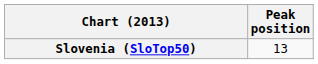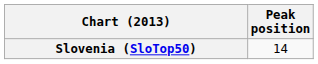(281, 49) 13 -> (281, 49) 14
